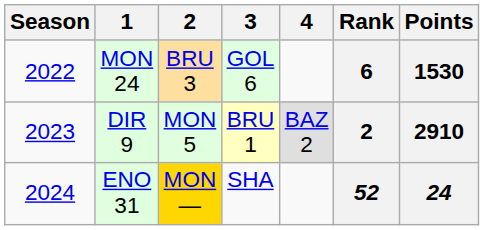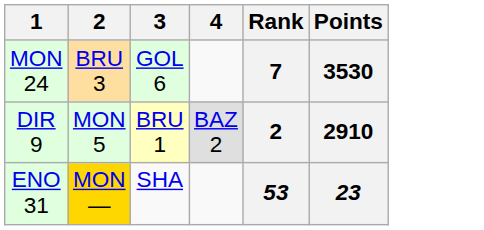- column: (50, 22)
(367, 70) 6 -> (276, 70) 7
(439, 70) 1530 -> (348, 70) 3530
(367, 193) 52 -> (276, 193) 53
(439, 193) 24 -> (348, 193) 23
